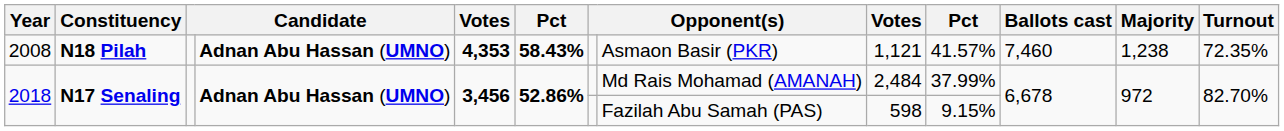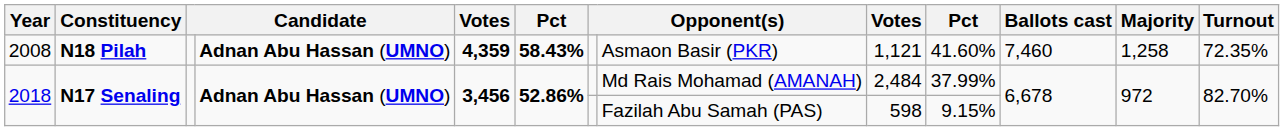(486, 50) 4,353 -> (486, 50) 4,359
(963, 50) 41.57% -> (963, 50) 41.60%
(1145, 50) 1,238 -> (1145, 50) 1,258
